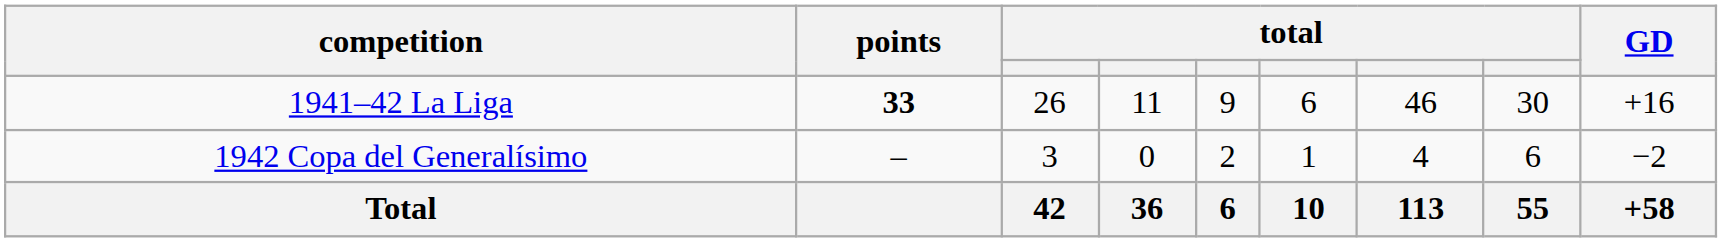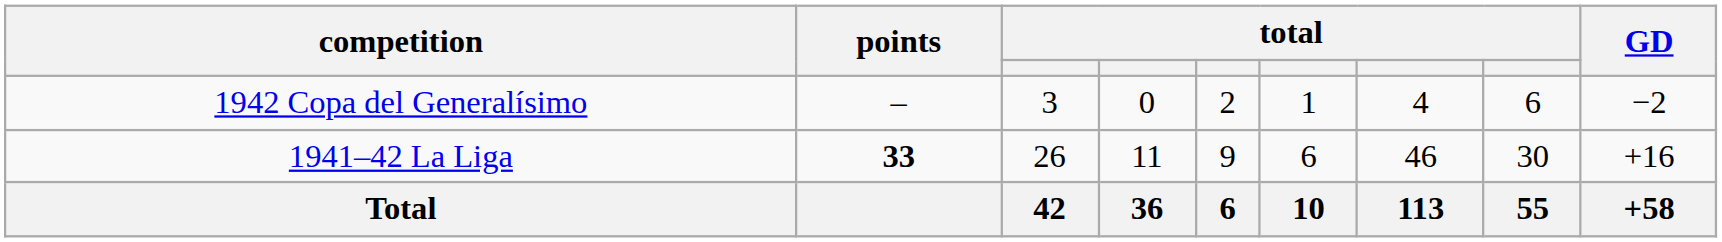rows swapped: (401, 101) <-> (401, 155)
